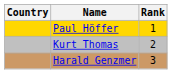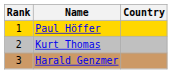columns swapped: (153, 12) <-> (28, 12)
